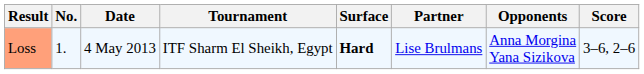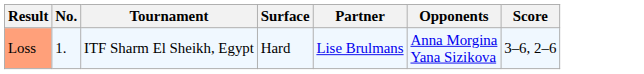- column: (120, 16)
(356, 48) bold -> (276, 48) normal
